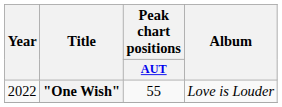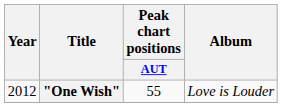(22, 91) 2022 -> (22, 91) 2012
